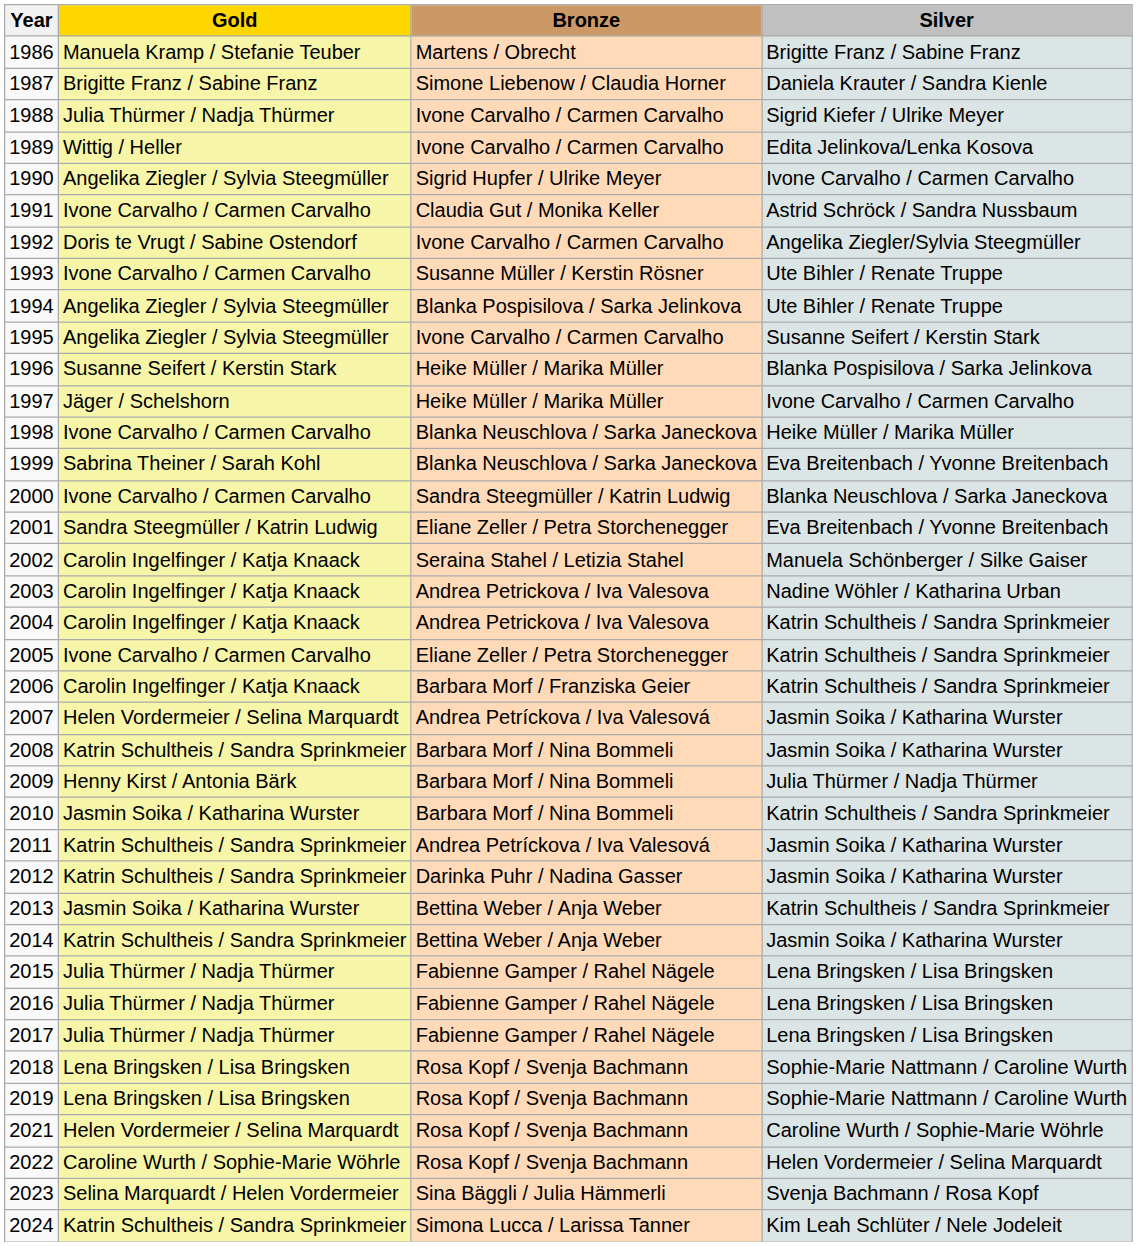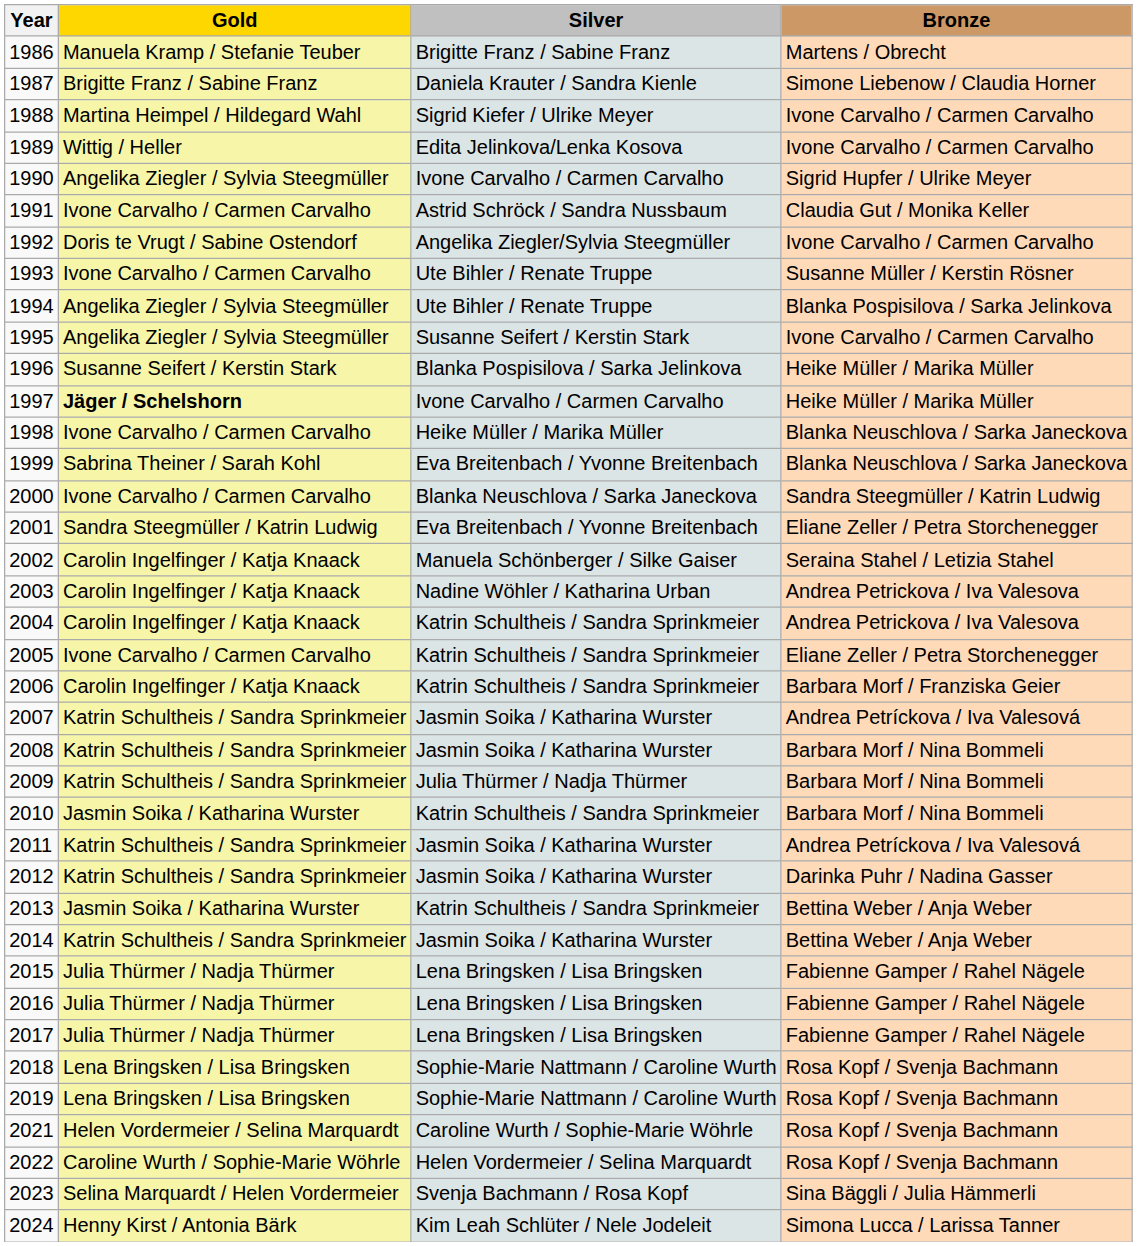columns swapped: (947, 20) <-> (586, 20)
(199, 115) Julia Thürmer / Nadja Thürmer -> (212, 115) Martina Heimpel / Hildegard Wahl
(146, 400) normal -> (152, 400) bold
(231, 718) Helen Vordermeier / Selina Marquardt -> (235, 718) Katrin Schultheis / Sandra Sprinkmeier
(180, 781) Henny Kirst / Antonia Bärk -> (235, 781) Katrin Schultheis / Sandra Sprinkmeier
(235, 1225) Katrin Schultheis / Sandra Sprinkmeier -> (180, 1225) Henny Kirst / Antonia Bärk
